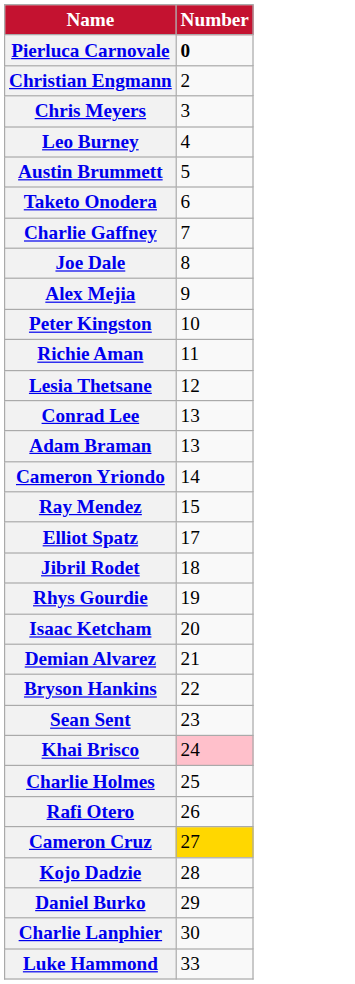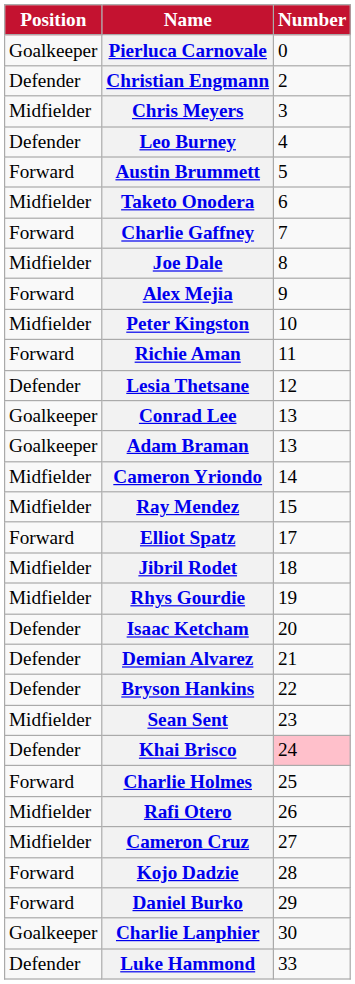+ column: (53, 19)
(185, 50) bold -> (283, 50) normal
(190, 841) gold background -> (288, 841) no background
